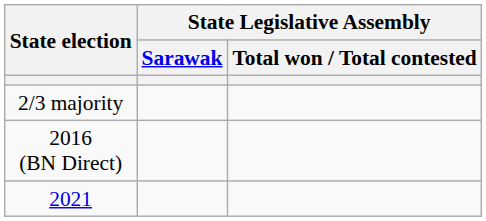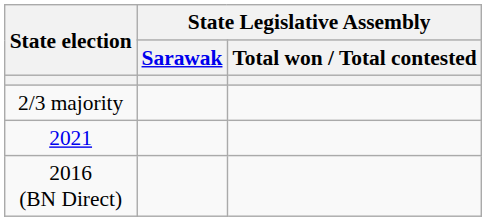rows swapped: (71, 151) <-> (71, 199)
